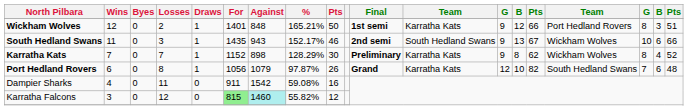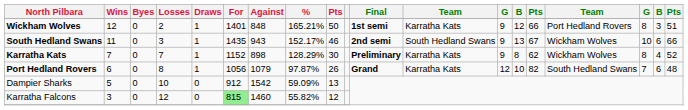(109, 83) 4 -> (109, 83) 5
(163, 83) 11 -> (164, 83) 10
(233, 83) 911 -> (233, 83) 912
(304, 83) 59.08% -> (304, 83) 59.09%
(334, 83) 16 -> (334, 83) 13
(261, 97) paleturquoise background -> (261, 97) no background
